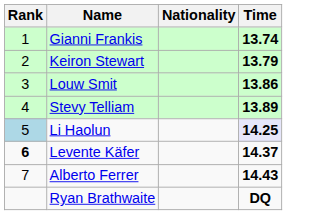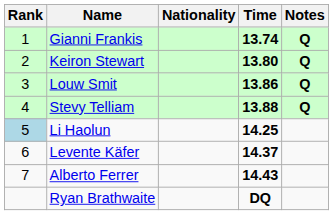+ column: (305, 15)
(260, 61) 13.79 -> (260, 61) 13.80
(260, 107) 13.89 -> (260, 107) 13.88
(260, 130) lavender background -> (260, 130) no background
(25, 152) bold -> (25, 152) normal
